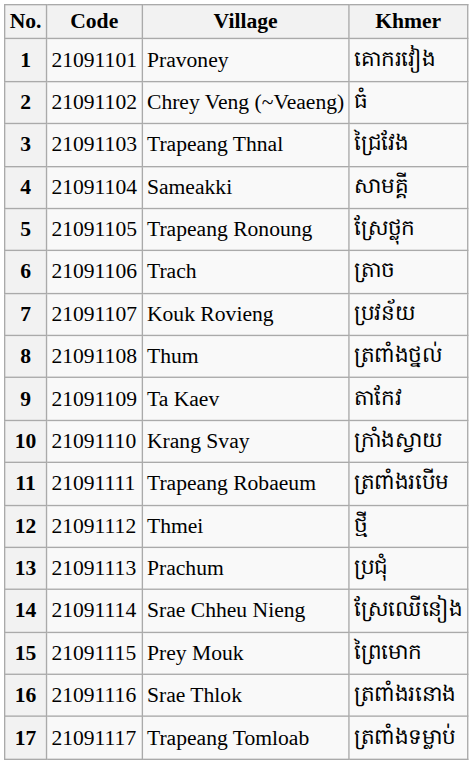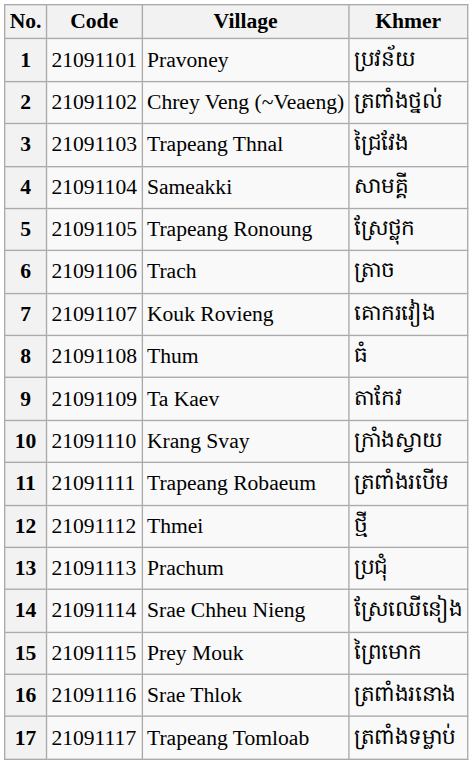(395, 58) គោករវៀង -> (385, 58) ប្រវន័យ
(361, 100) ធំ -> (398, 100) ត្រពាំងថ្នល់
(385, 312) ប្រវន័យ -> (395, 312) គោករវៀង
(398, 355) ត្រពាំងថ្នល់ -> (361, 355) ធំ
